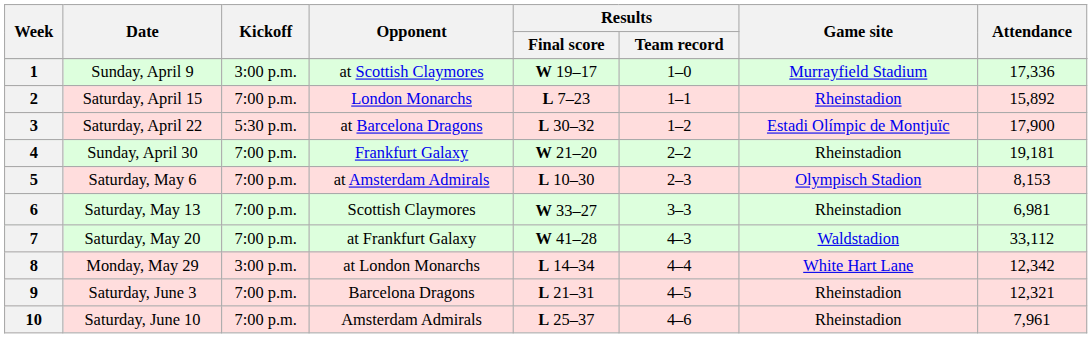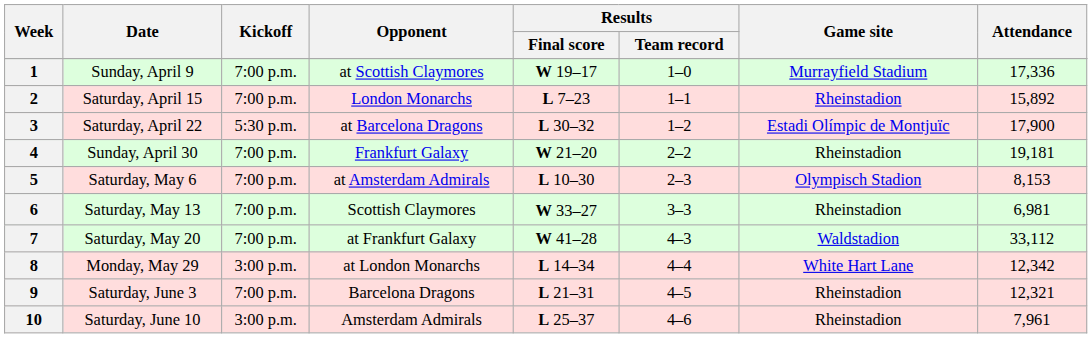(266, 72) 3:00 p.m. -> (266, 72) 7:00 p.m.
(266, 319) 7:00 p.m. -> (266, 319) 3:00 p.m.
